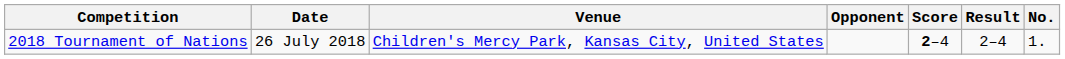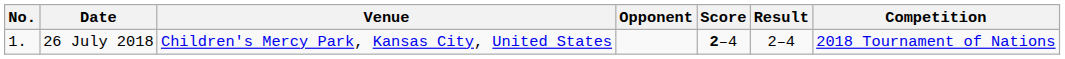columns swapped: (1042, 17) <-> (128, 17)
